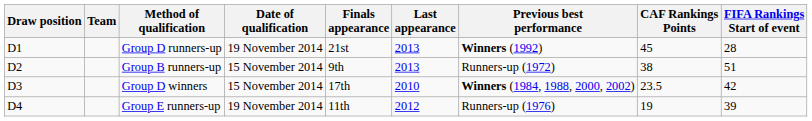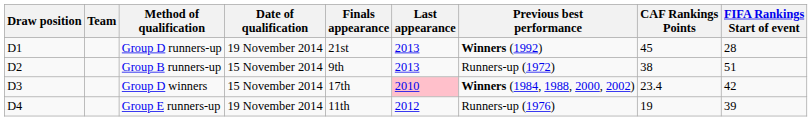(407, 86) no background -> (407, 86) pink background
(651, 86) 23.5 -> (651, 86) 23.4
